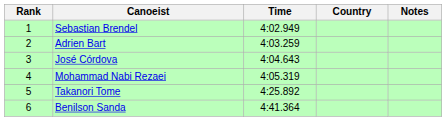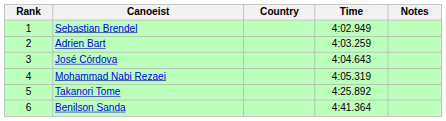columns swapped: (352, 12) <-> (280, 12)
